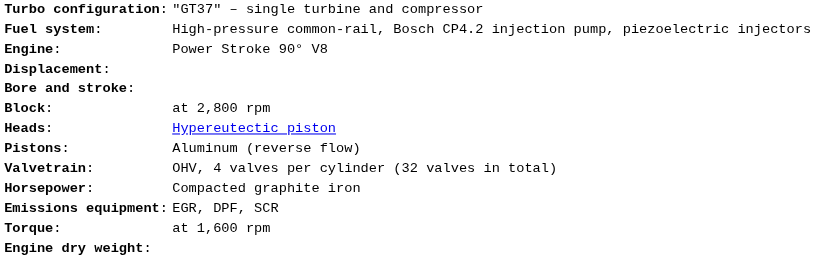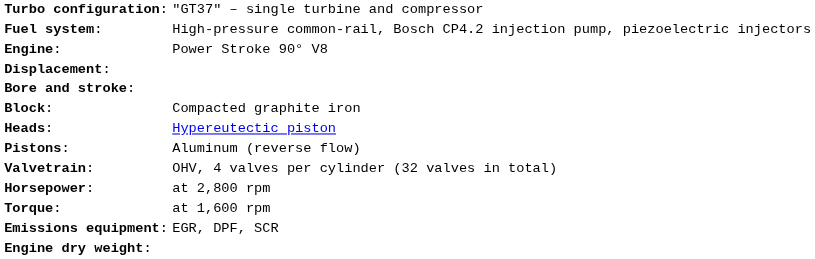(221, 109) at 2,800 rpm -> (266, 109) Compacted graphite iron
(266, 189) Compacted graphite iron -> (221, 189) at 2,800 rpm
rows swapped: (33, 228) <-> (86, 209)
